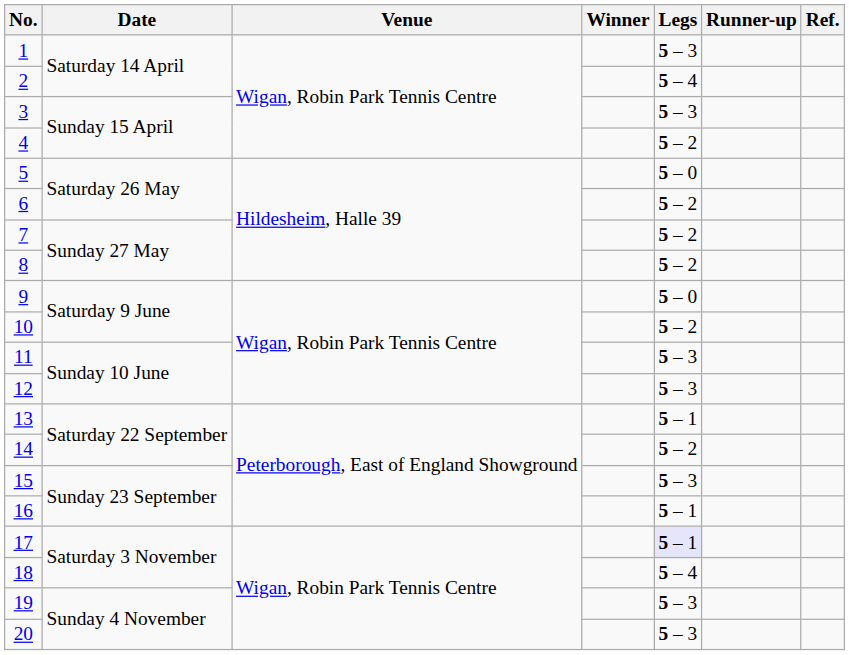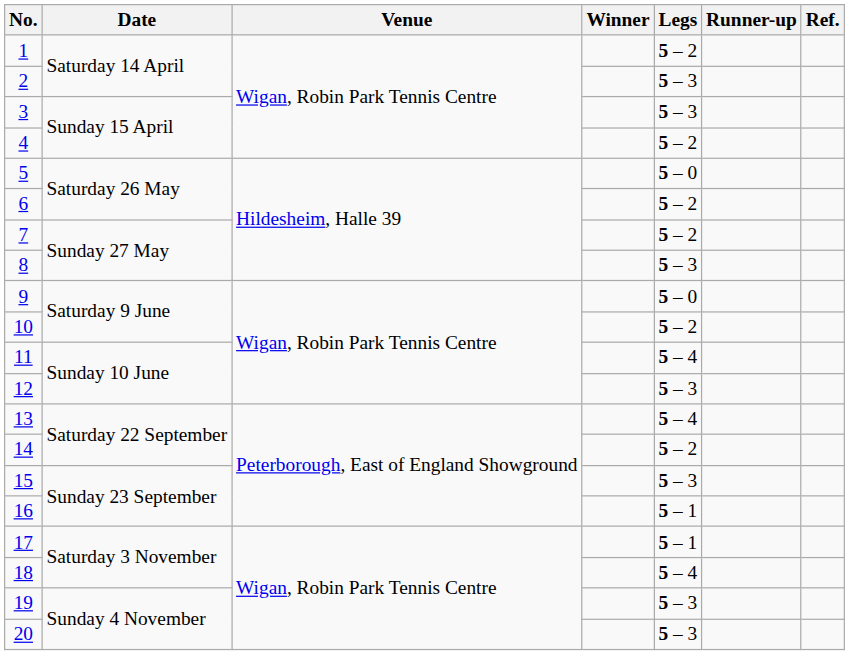(678, 50) 5 – 3 -> (678, 50) 5 – 2
(678, 81) 5 – 4 -> (678, 81) 5 – 3
(678, 265) 5 – 2 -> (678, 265) 5 – 3
(678, 357) 5 – 3 -> (678, 357) 5 – 4
(678, 419) 5 – 1 -> (678, 419) 5 – 4
(678, 541) lavender background -> (678, 541) no background
